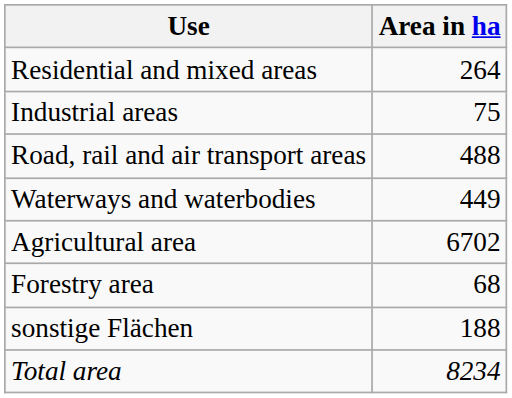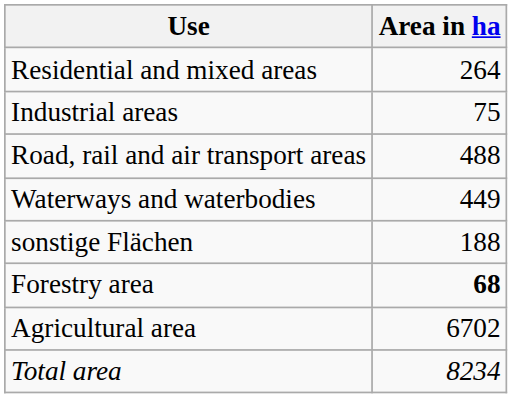rows swapped: (104, 241) <-> (102, 328)
(487, 284) normal -> (487, 284) bold
